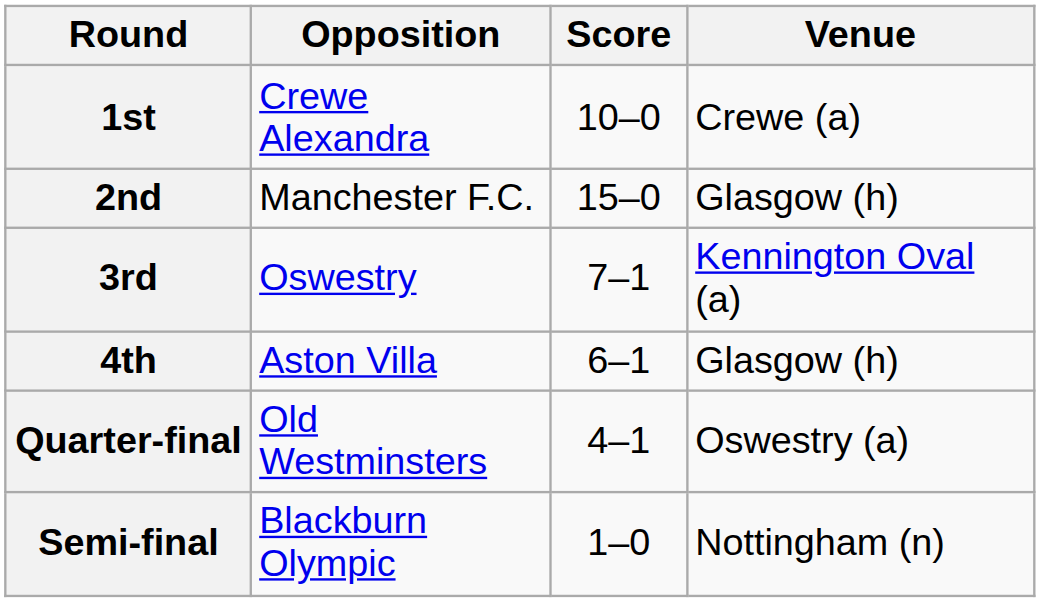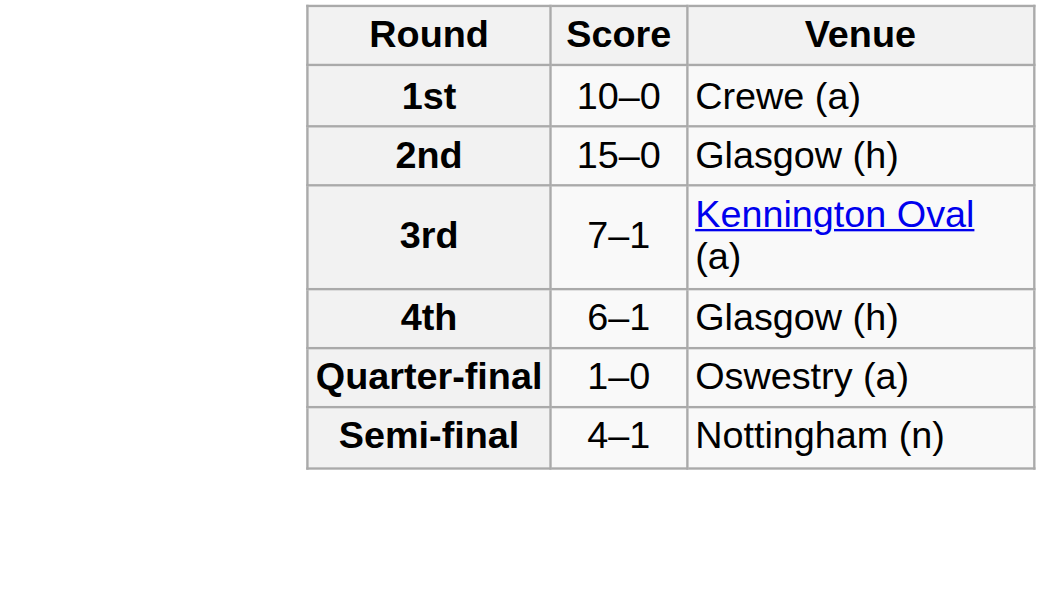- column: (401, 35)
(619, 440) 4–1 -> (619, 377) 1–0
(619, 543) 1–0 -> (619, 436) 4–1
